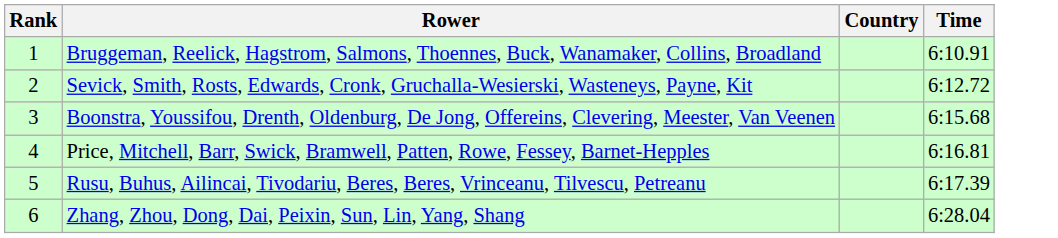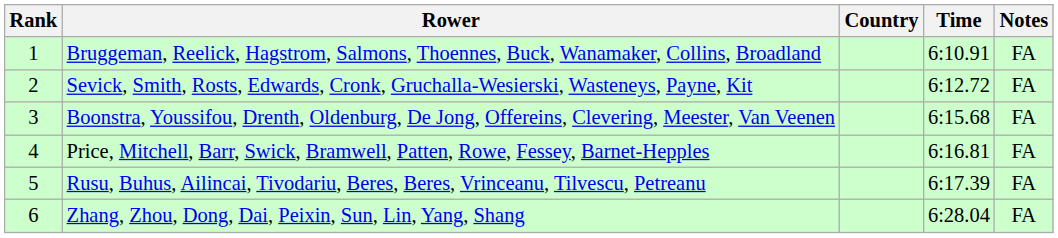+ column: (1024, 20)
